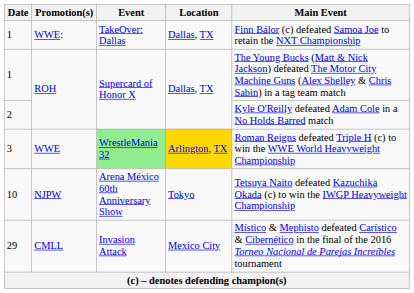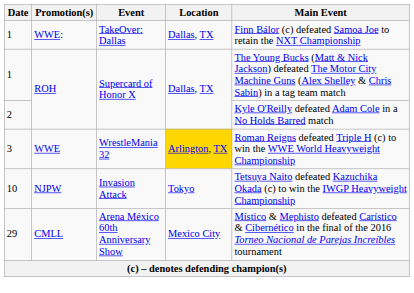(128, 148) lightgreen background -> (128, 148) no background
(129, 194) Arena México 60th Anniversary Show -> (117, 188) Invasion Attack
(117, 246) Invasion Attack -> (129, 234) Arena México 60th Anniversary Show
